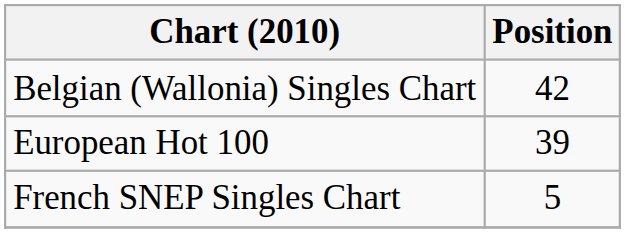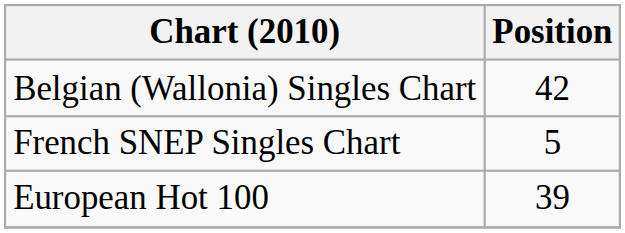rows swapped: (141, 142) <-> (207, 198)
